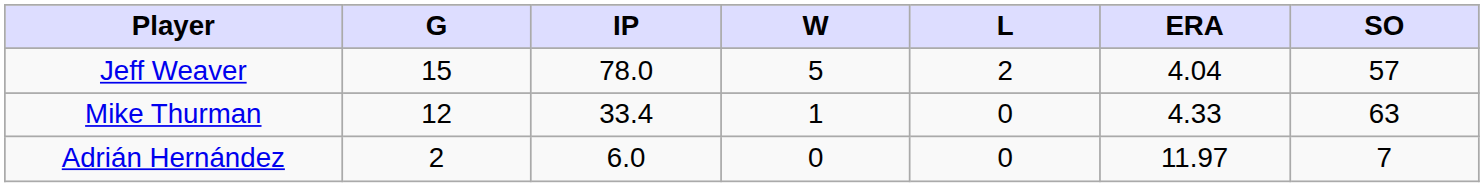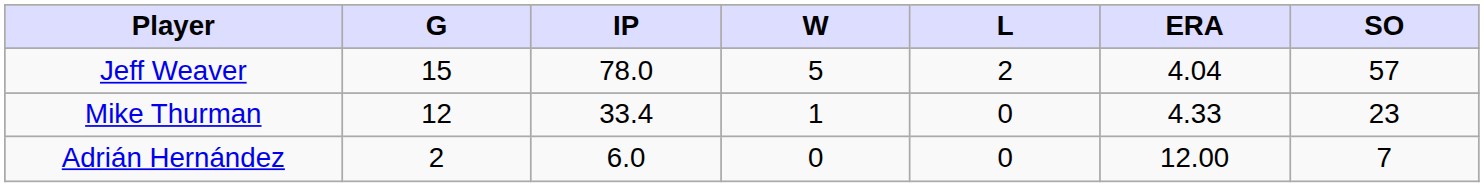(1384, 114) 63 -> (1384, 114) 23
(1195, 158) 11.97 -> (1195, 158) 12.00
